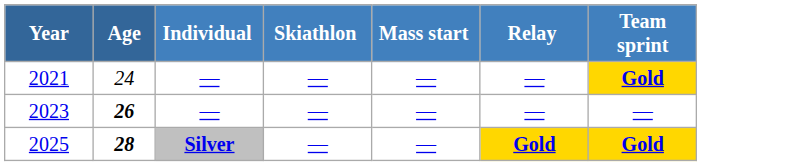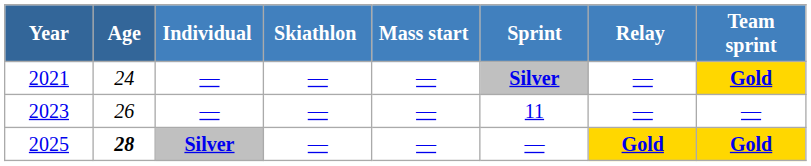+ column: (534, 33)
(124, 111) bold -> (124, 111) normal
